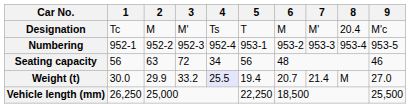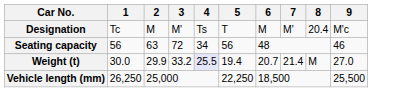- row: (56, 45)
